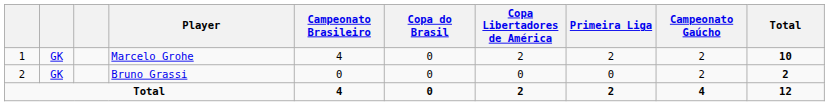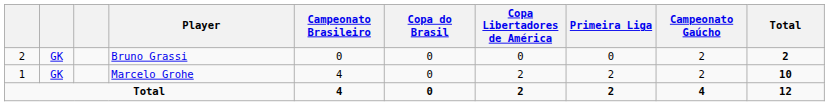rows swapped: (153, 56) <-> (149, 74)
